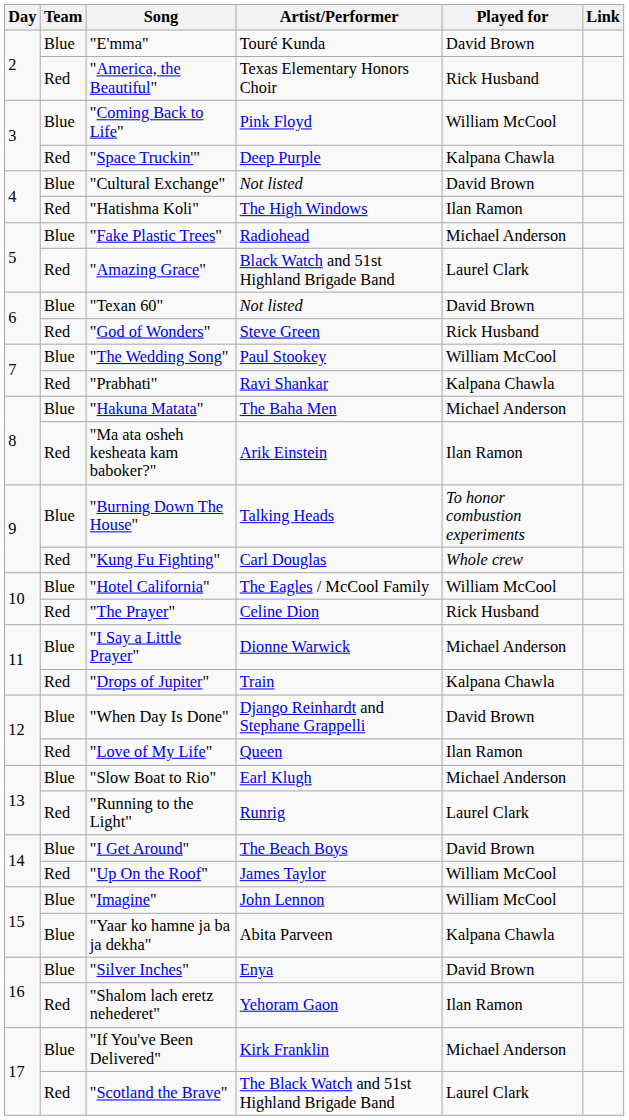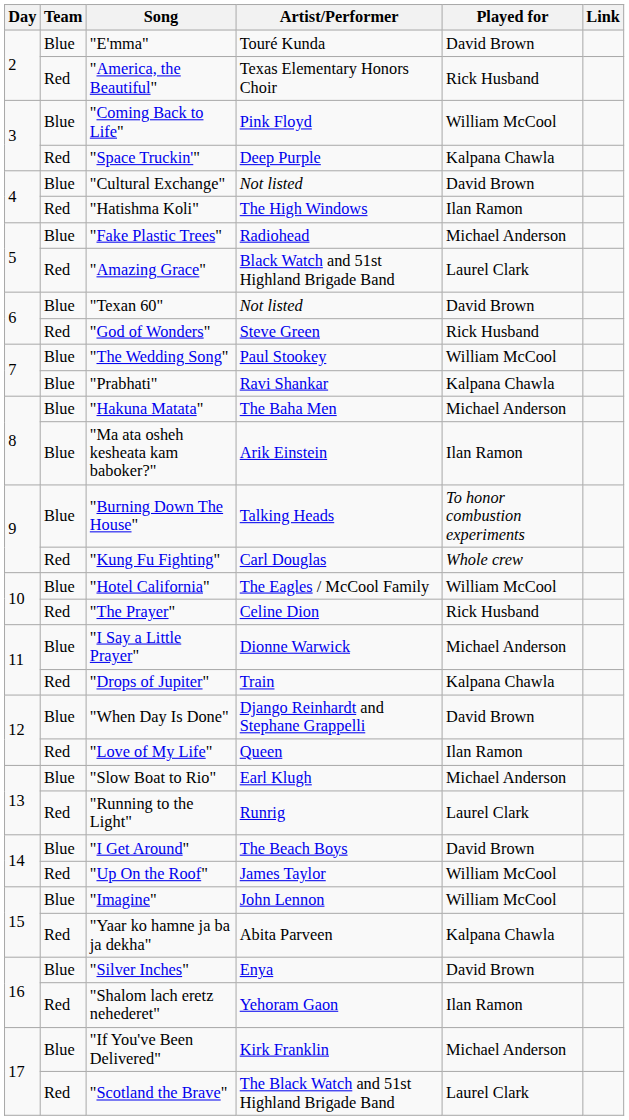(57, 383) Red -> (59, 383) Blue
(57, 453) Red -> (59, 453) Blue
(59, 934) Blue -> (57, 934) Red
